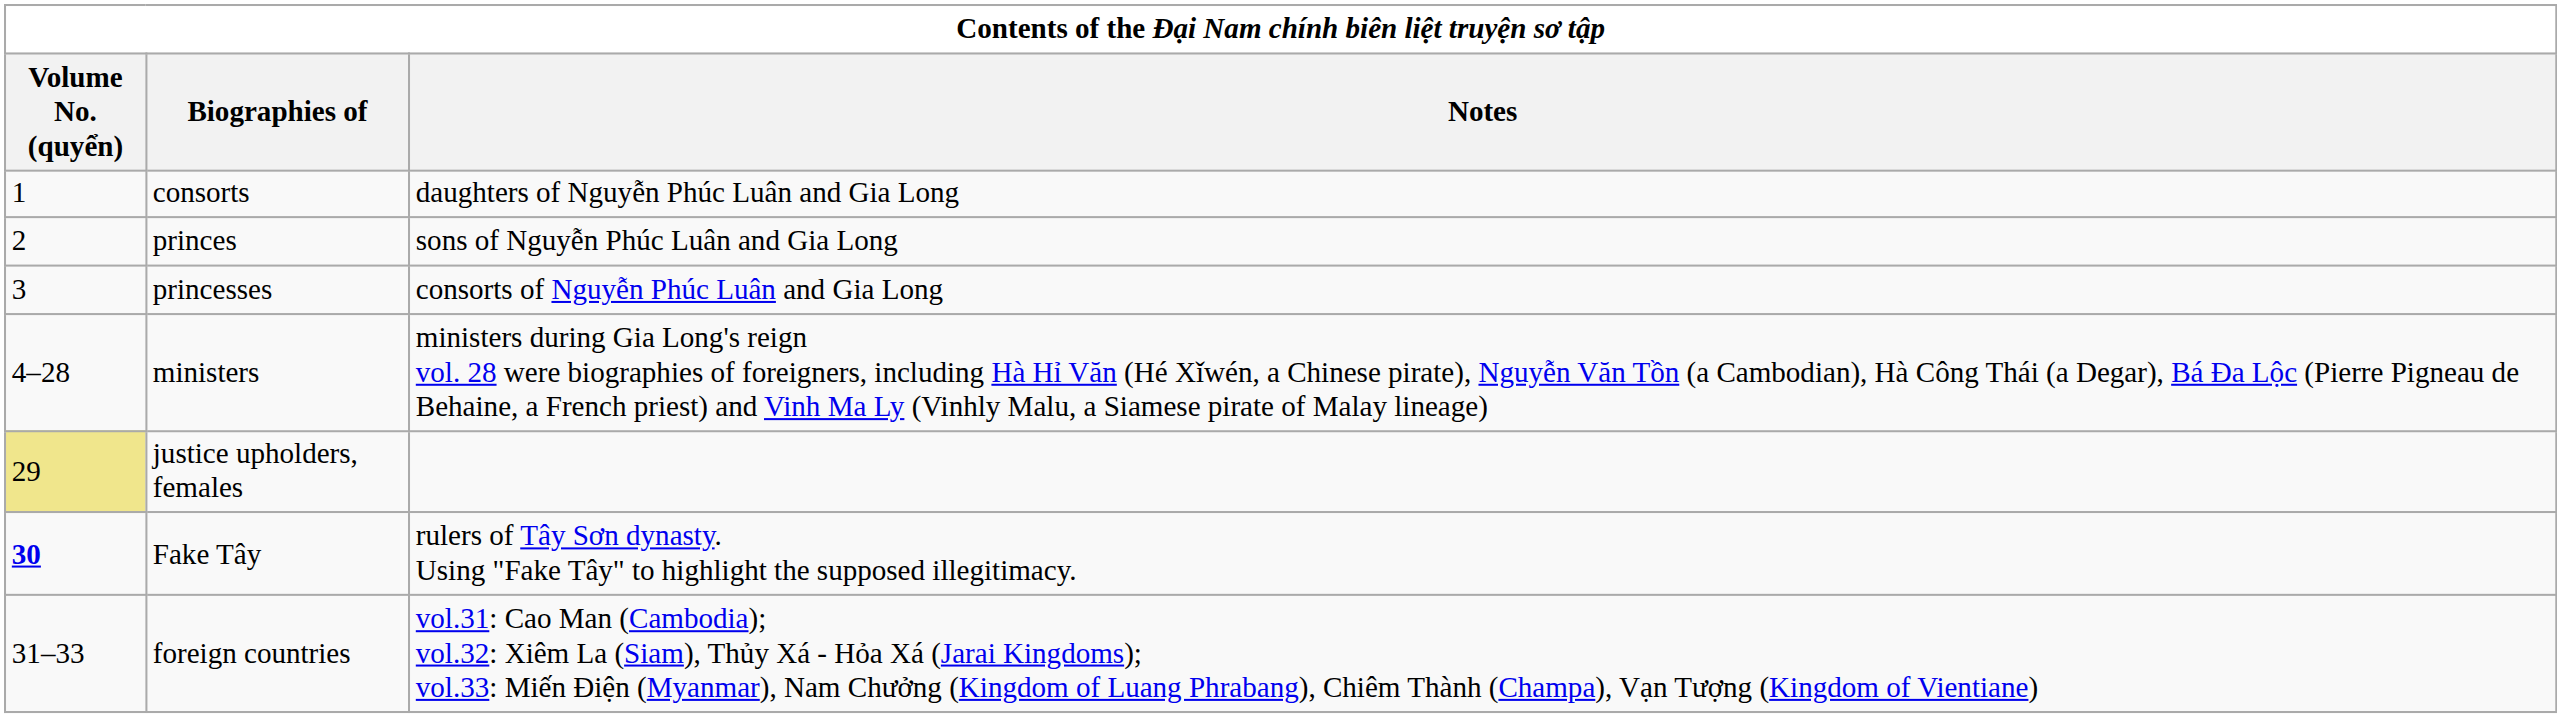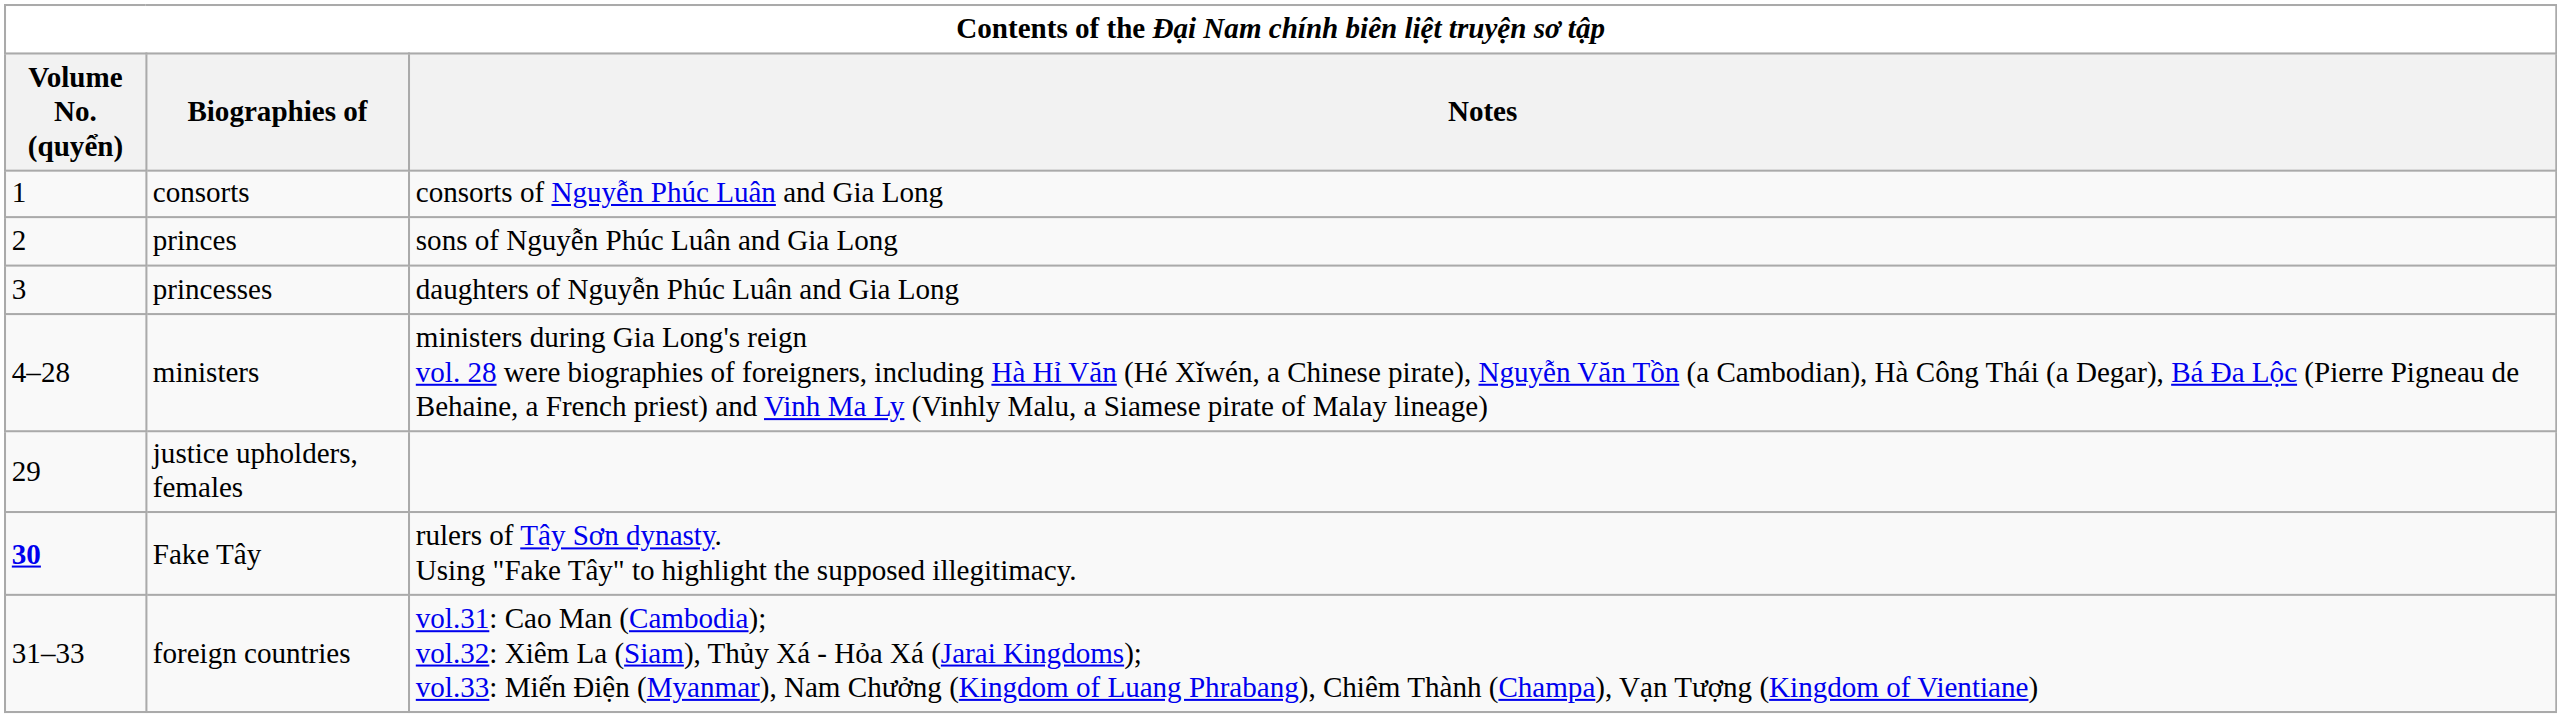(687, 193) daughters of Nguyễn Phúc Luân and Gia Long -> (679, 193) consorts of Nguyễn Phúc Luân and Gia Long
(679, 289) consorts of Nguyễn Phúc Luân and Gia Long -> (687, 289) daughters of Nguyễn Phúc Luân and Gia Long
(26, 470) khaki background -> (26, 470) no background
